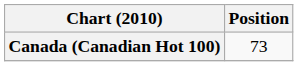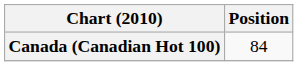(259, 46) 73 -> (259, 46) 84
